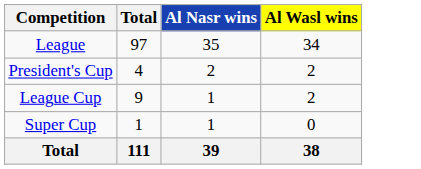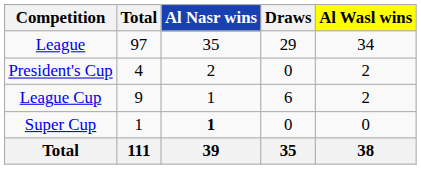+ column: (288, 17)
(211, 124) normal -> (211, 124) bold
